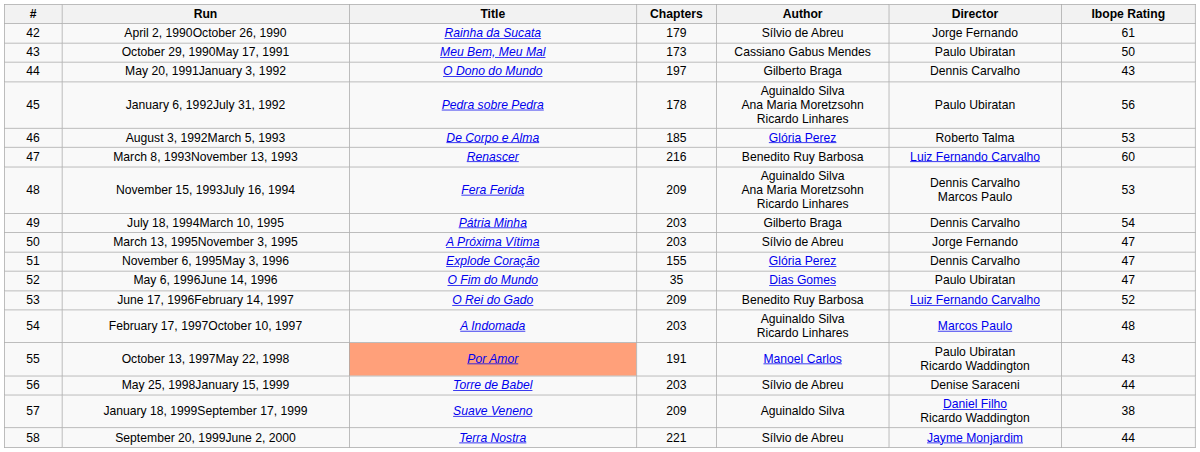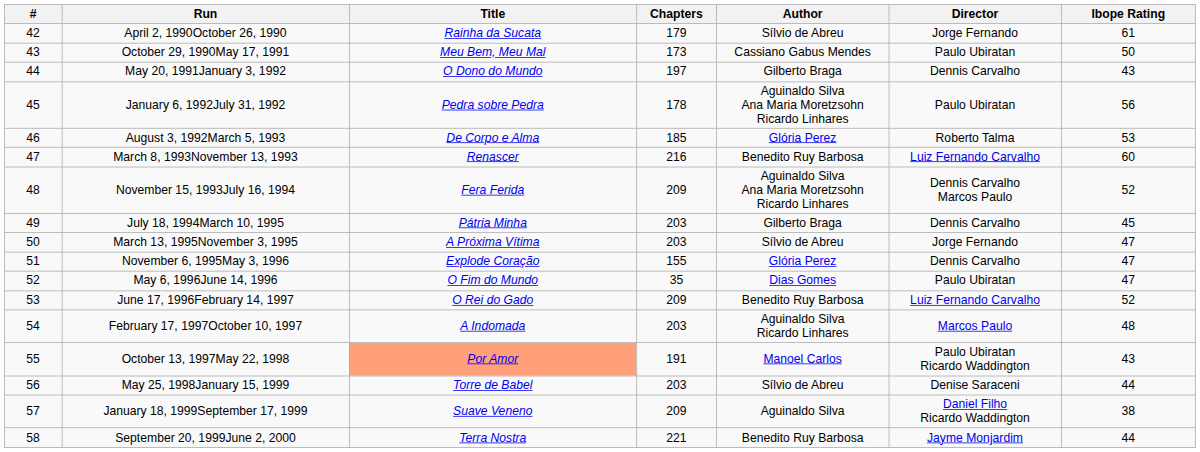(1128, 190) 53 -> (1128, 190) 52
(1128, 223) 54 -> (1128, 223) 45
(803, 437) Sílvio de Abreu -> (803, 437) Benedito Ruy Barbosa
